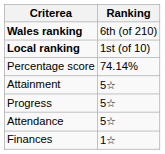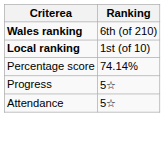- row: (34, 84)
- row: (30, 140)
